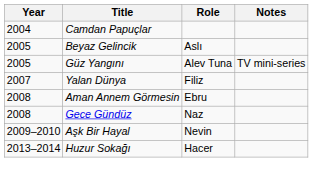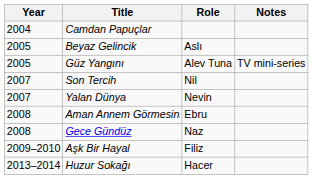+ row: (91, 81)
(194, 81) Filiz -> (198, 98) Nevin
(198, 132) Nevin -> (194, 149) Filiz
